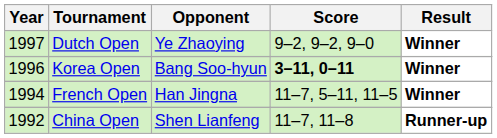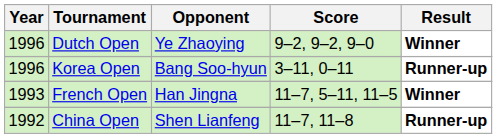(26, 44) 1997 -> (26, 44) 1996
(314, 69) bold -> (314, 69) normal
(433, 69) Winner -> (446, 69) Runner-up
(26, 95) 1994 -> (26, 95) 1993
